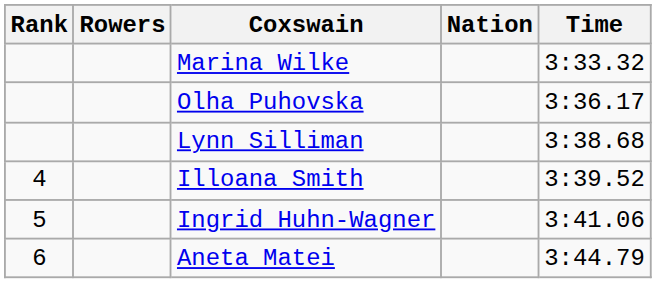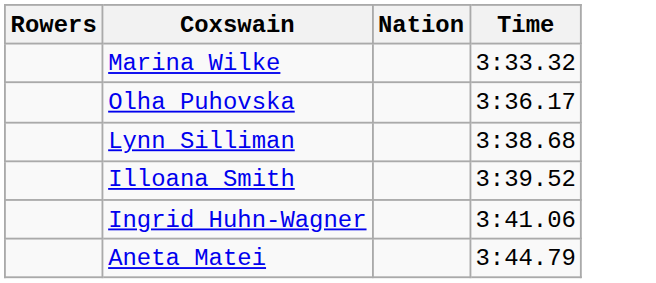- column: (39, 24)
